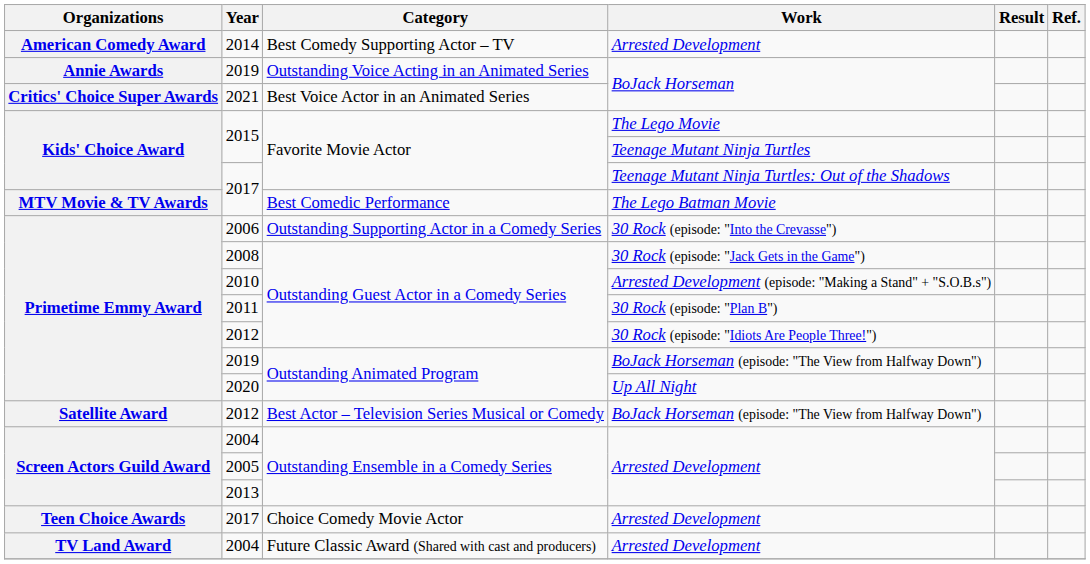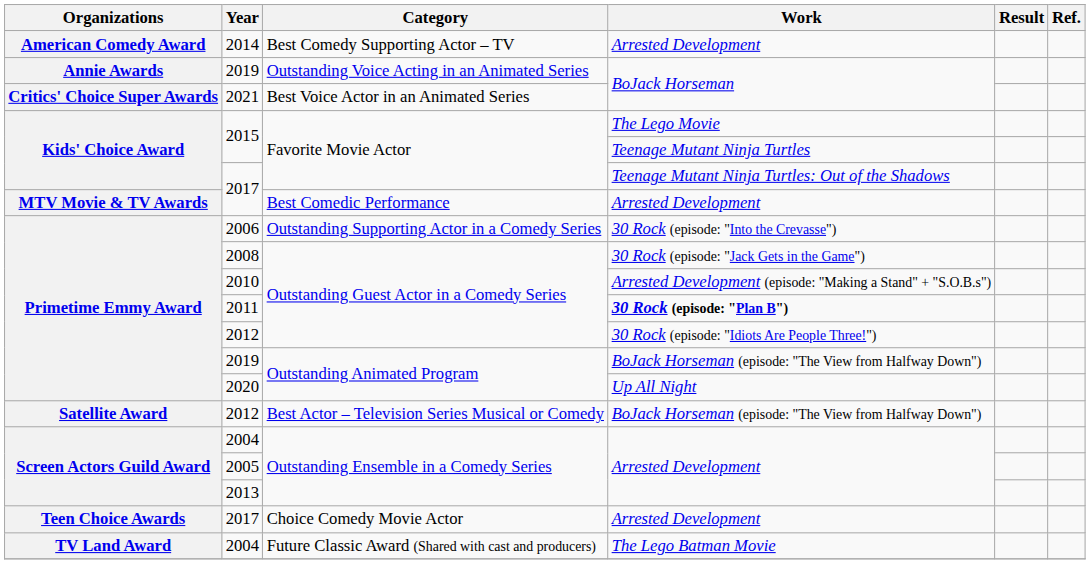(694, 202) The Lego Batman Movie -> (686, 202) Arrested Development
(695, 307) normal -> (700, 307) bold
(686, 545) Arrested Development -> (694, 545) The Lego Batman Movie
